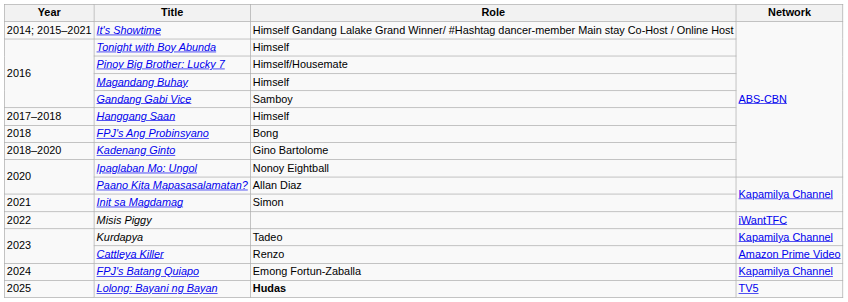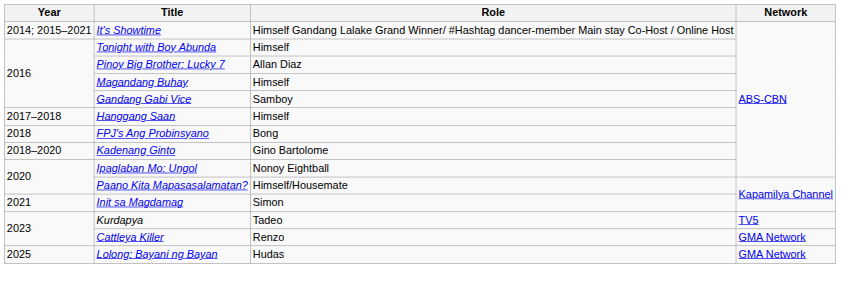(300, 64) Himself/Housemate -> (277, 64) Allan Diaz
(277, 185) Allan Diaz -> (300, 185) Himself/Housemate
- row: (124, 220)
(786, 237) Kapamilya Channel -> (749, 220) TV5
(790, 254) Amazon Prime Video -> (772, 237) GMA Network
- row: (148, 271)
(269, 289) bold -> (269, 254) normal
(749, 289) TV5 -> (772, 254) GMA Network
